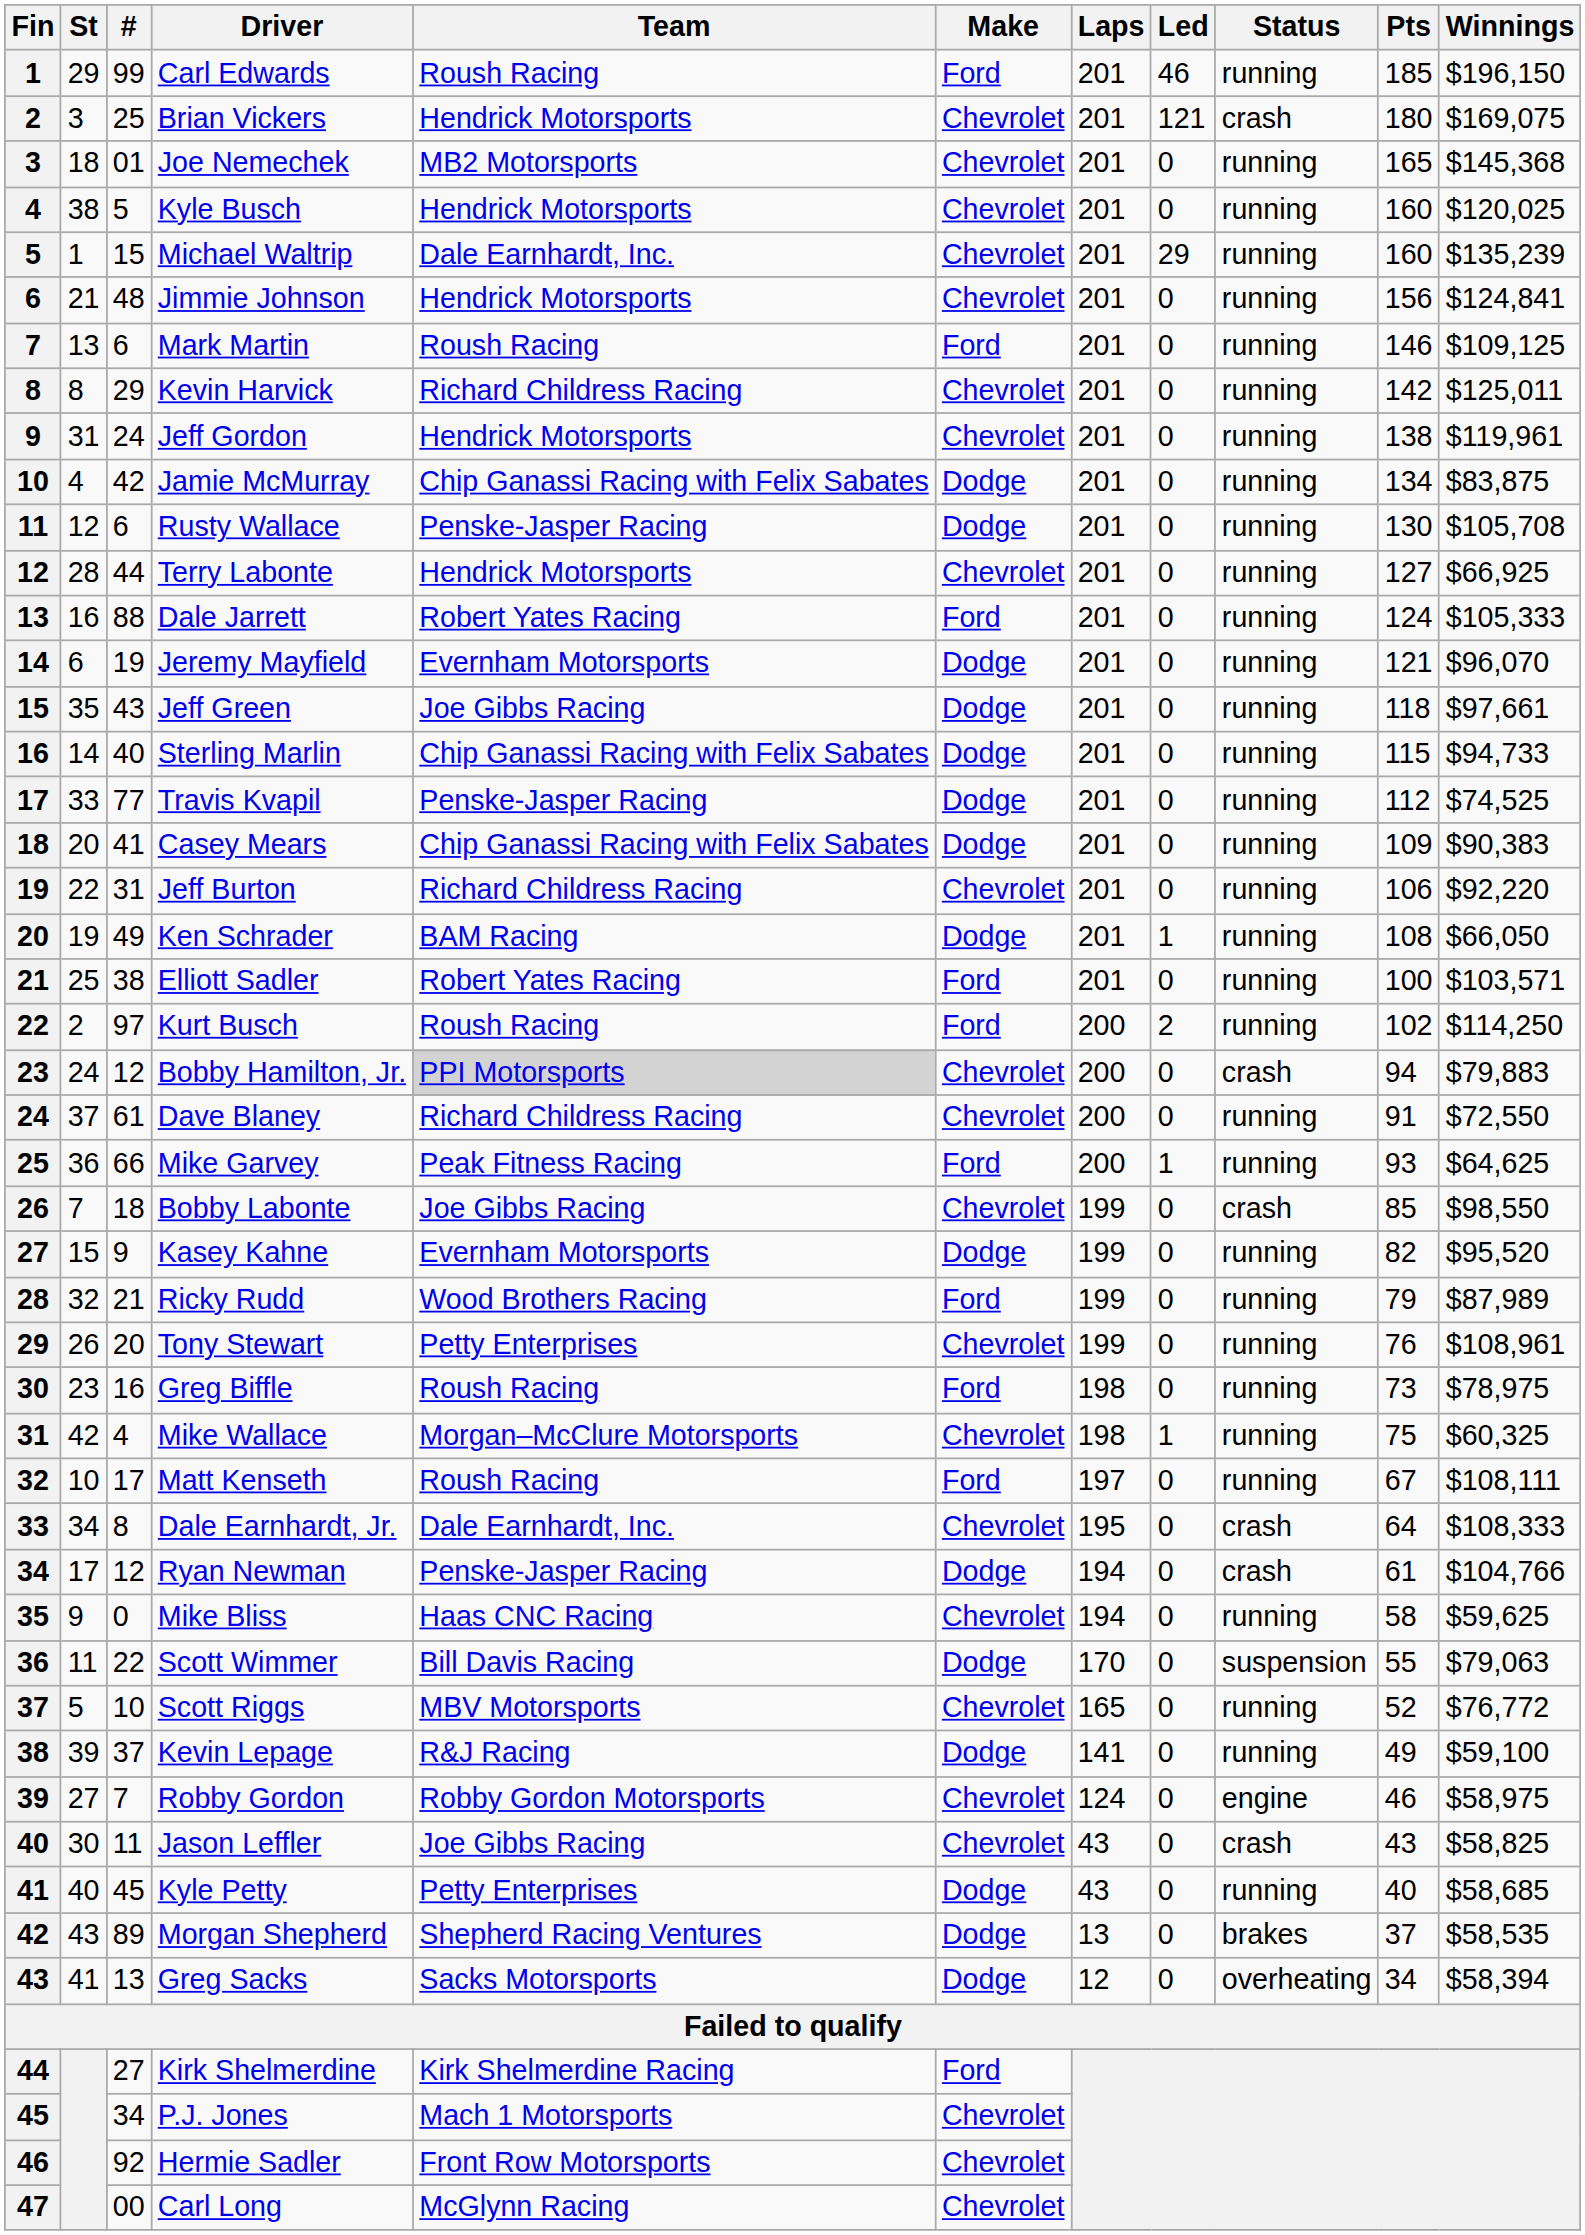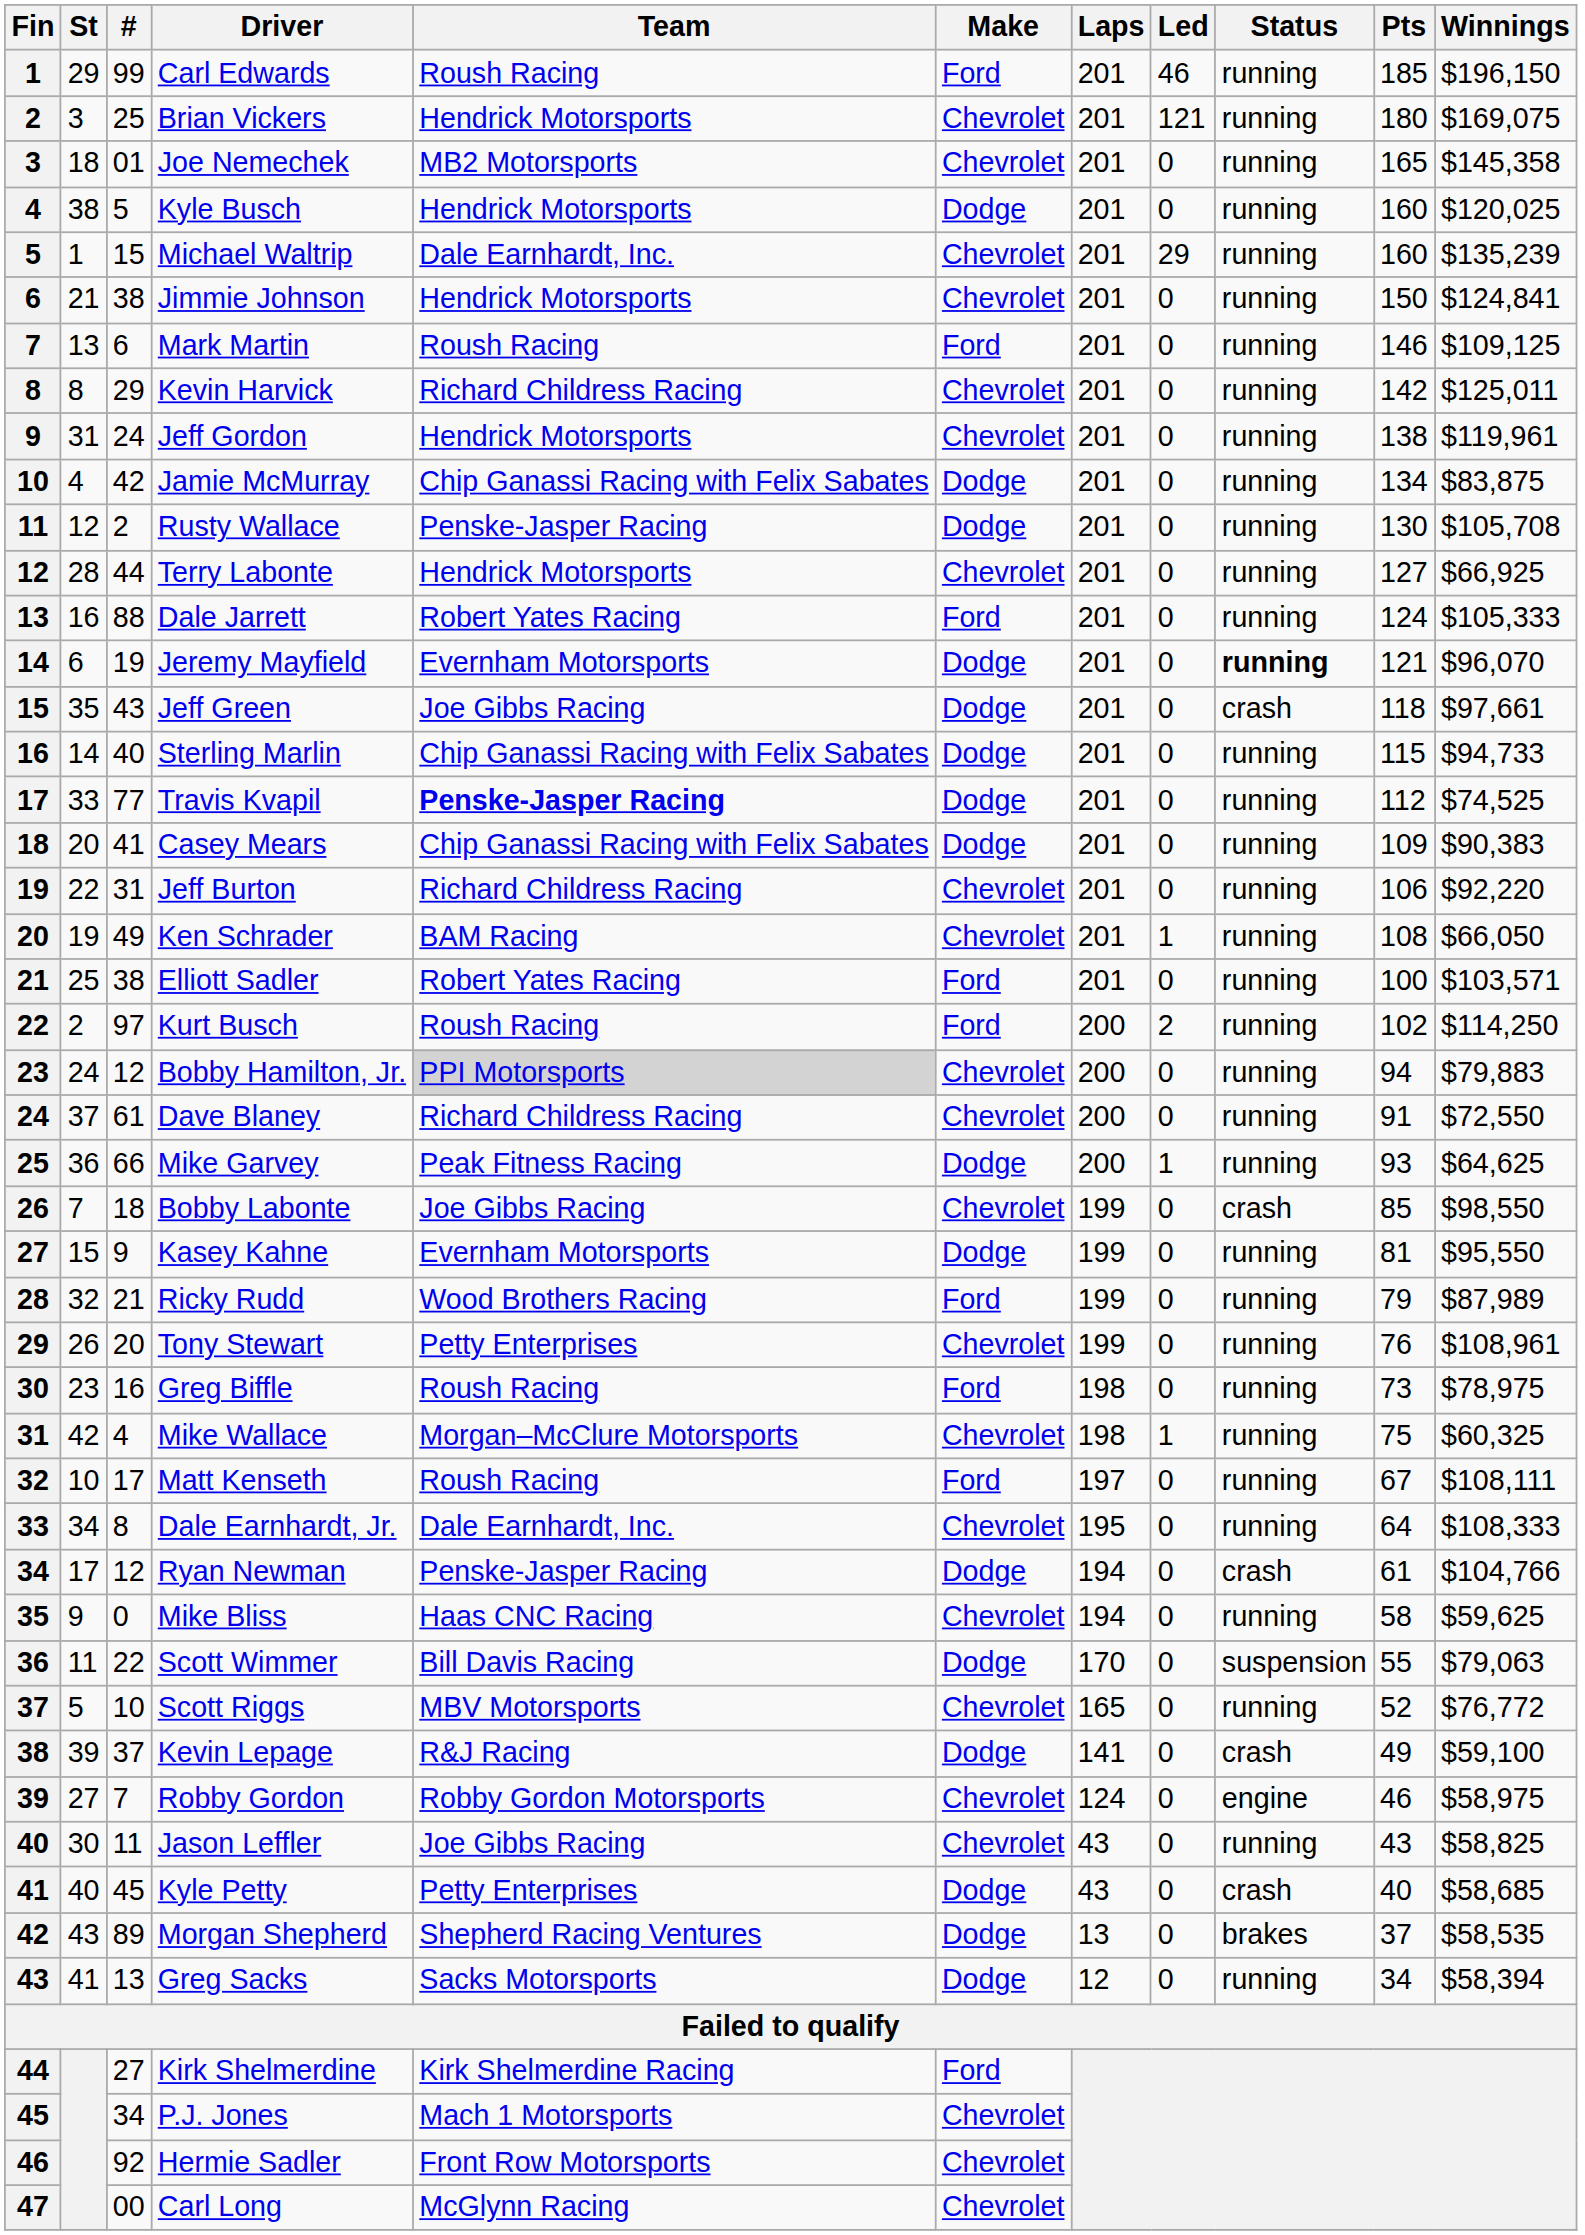(1257, 118) crash -> (1270, 118) running
(1505, 163) $145,368 -> (1501, 163) $145,358
(1003, 208) Chevrolet -> (984, 208) Dodge
(129, 299) 48 -> (129, 299) 38
(1409, 299) 156 -> (1404, 299) 150
(121, 526) 6 -> (121, 526) 2
(1270, 663) normal -> (1275, 663) bold
(1270, 708) running -> (1257, 708) crash
(563, 799) normal -> (572, 799) bold
(984, 935) Dodge -> (1003, 935) Chevrolet
(1257, 1071) crash -> (1270, 1071) running
(971, 1162) Ford -> (984, 1162) Dodge
(1401, 1253) 82 -> (1396, 1253) 81
(1498, 1253) $95,520 -> (1493, 1253) $95,550
(1257, 1526) crash -> (1270, 1526) running
(1270, 1753) running -> (1257, 1753) crash
(1257, 1844) crash -> (1270, 1844) running
(1270, 1889) running -> (1257, 1889) crash
(1297, 1980) overheating -> (1270, 1980) running
